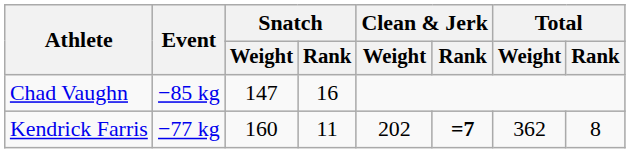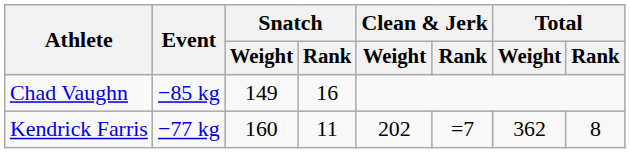(261, 93) 147 -> (261, 93) 149
(463, 129) bold -> (463, 129) normal
